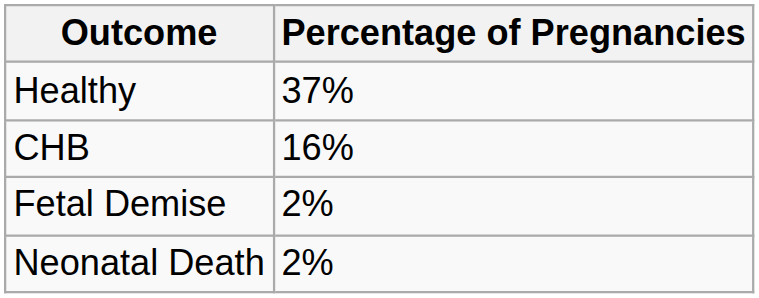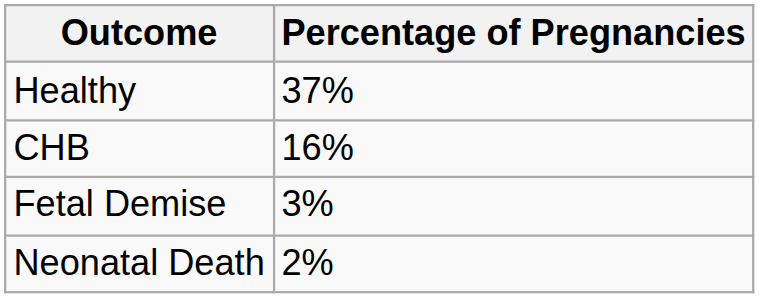(308, 205) 2% -> (308, 205) 3%
